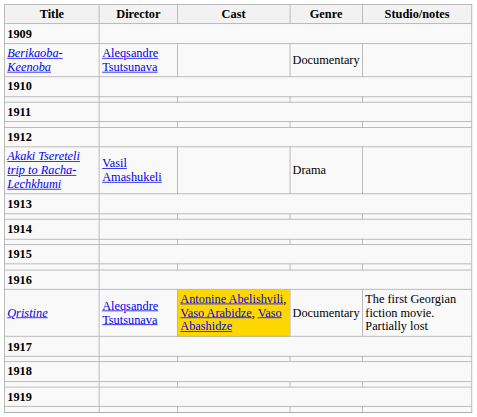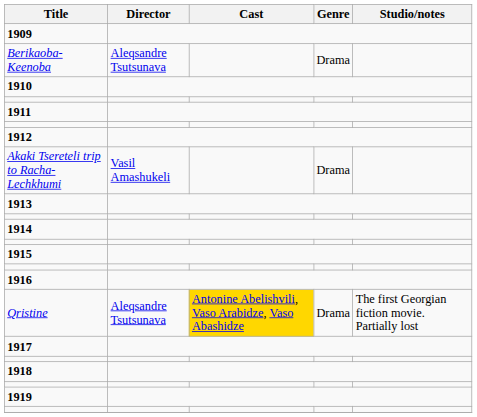(326, 60) Documentary -> (333, 60) Drama
(326, 313) Documentary -> (333, 313) Drama
